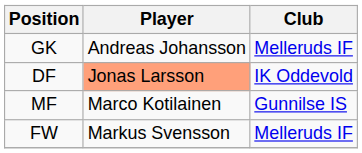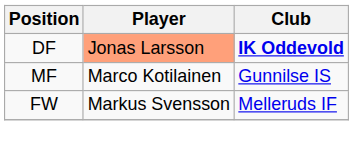- row: (44, 48)
(304, 76) normal -> (291, 48) bold
